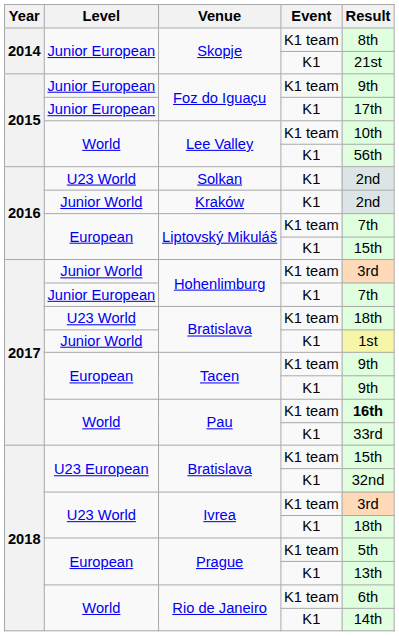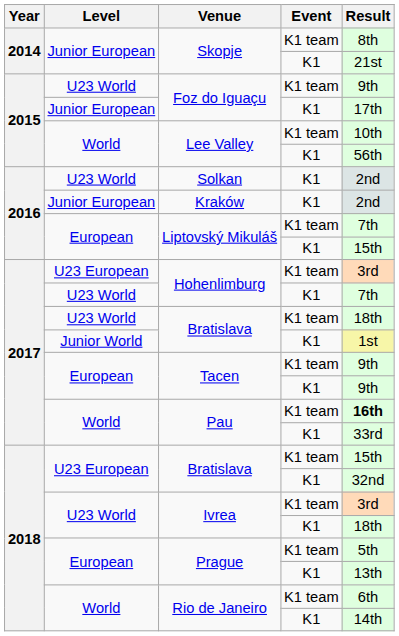(101, 86) Junior European -> (101, 86) U23 World
(101, 202) Junior World -> (101, 202) Junior European
(101, 272) Junior World -> (101, 272) U23 European
(101, 295) Junior European -> (101, 295) U23 World
